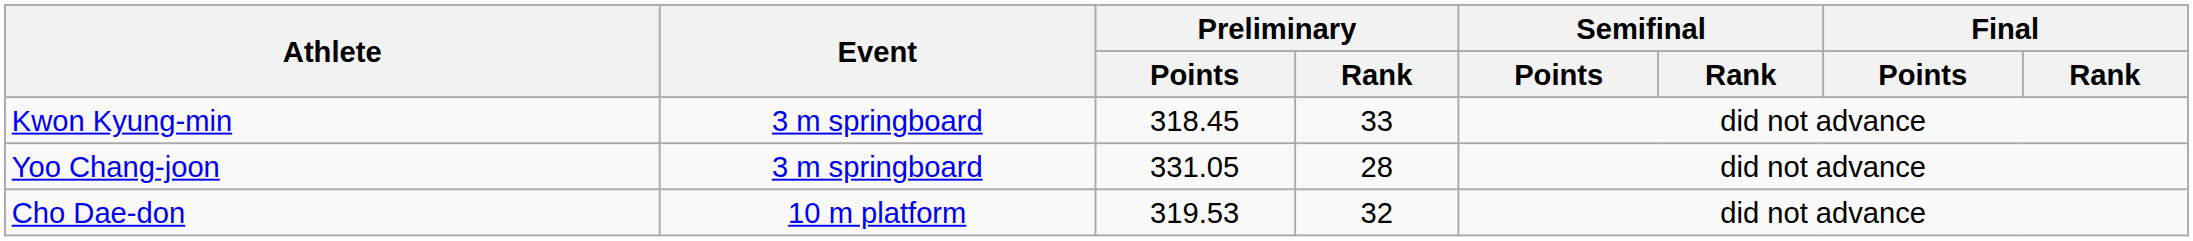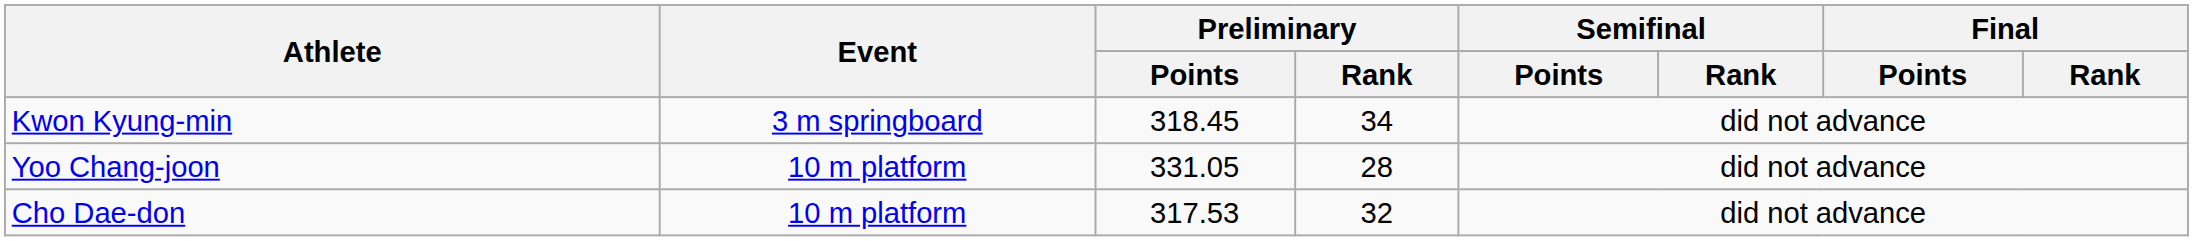(1377, 121) 33 -> (1377, 121) 34
(877, 167) 3 m springboard -> (877, 167) 10 m platform
(1195, 213) 319.53 -> (1195, 213) 317.53
